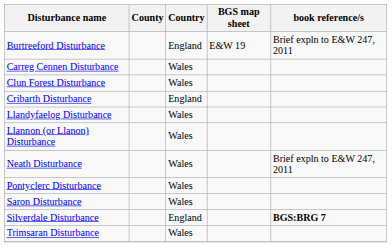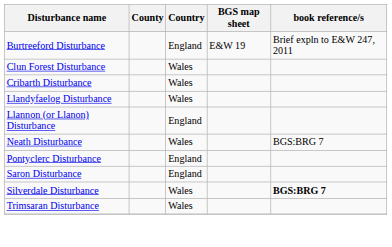- row: (63, 67)
(185, 99) England -> (180, 83) Wales
(180, 136) Wales -> (185, 120) England
(324, 164) Brief expln to E&W 247, 2011 -> (298, 142) BGS:BRG 7
(180, 185) Wales -> (185, 158) England
(180, 201) Wales -> (185, 174) England
(185, 217) England -> (180, 190) Wales
